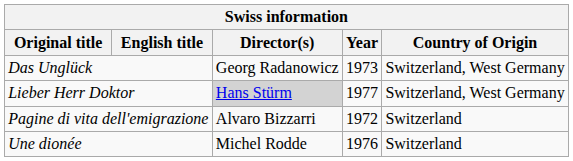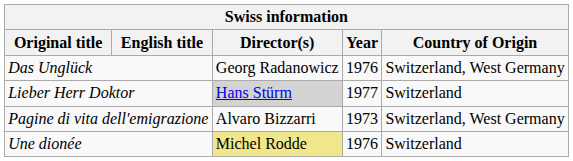(362, 67) 1973 -> (362, 67) 1976
(475, 93) Switzerland, West Germany -> (424, 93) Switzerland
(362, 118) 1972 -> (362, 118) 1973
(424, 118) Switzerland -> (475, 118) Switzerland, West Germany
(261, 144) no background -> (261, 144) khaki background
